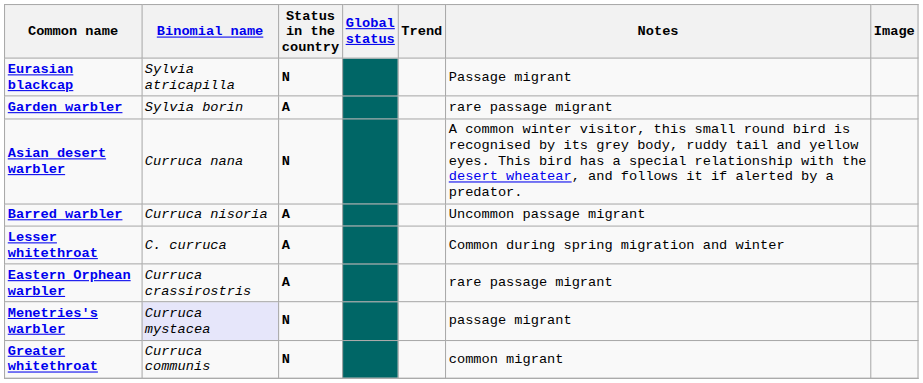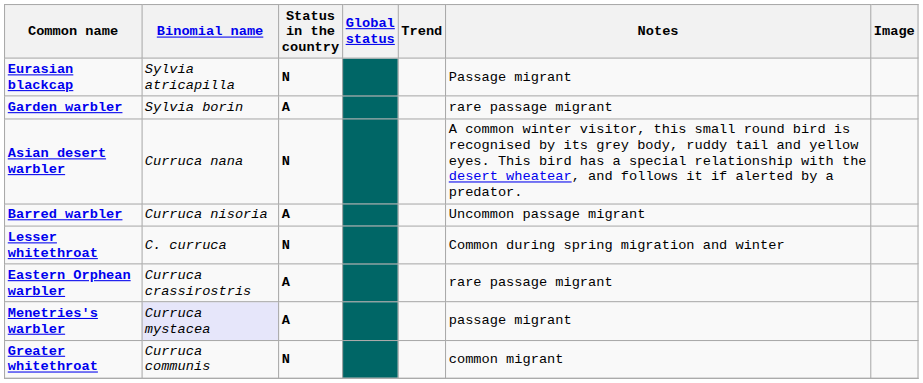(286, 245) A -> (286, 245) N
(286, 321) N -> (286, 321) A
